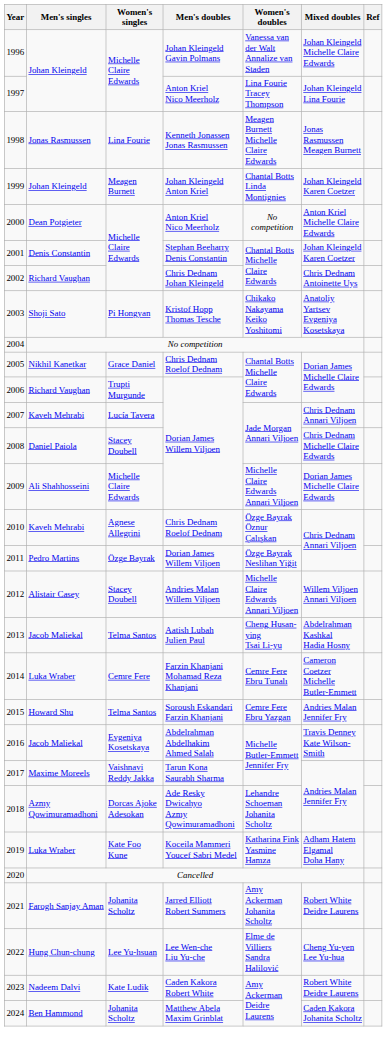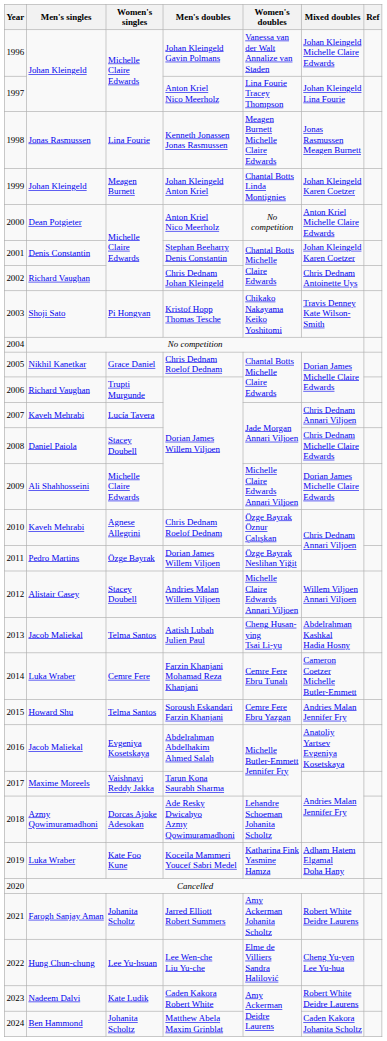(324, 314) Anatoliy Yartsev Evgeniya Kosetskaya -> (329, 314) Travis Denney Kate Wilson-Smith
(329, 743) Travis Denney Kate Wilson-Smith -> (324, 748) Anatoliy Yartsev Evgeniya Kosetskaya
